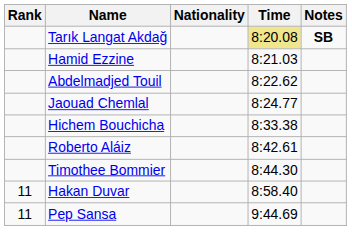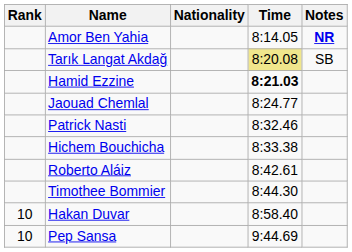+ row: (98, 37)
(323, 37) bold -> (324, 59) normal
(274, 59) normal -> (275, 81) bold
- row: (105, 81)
+ row: (87, 125)
(25, 192) 11 -> (25, 214) 10
(25, 214) 11 -> (25, 236) 10
